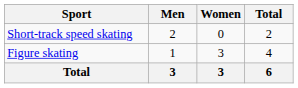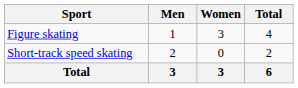rows swapped: (43, 53) <-> (70, 33)
